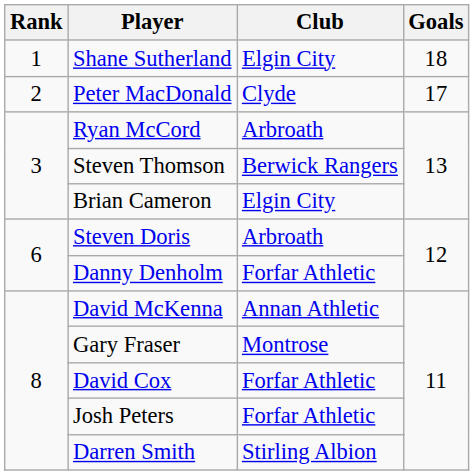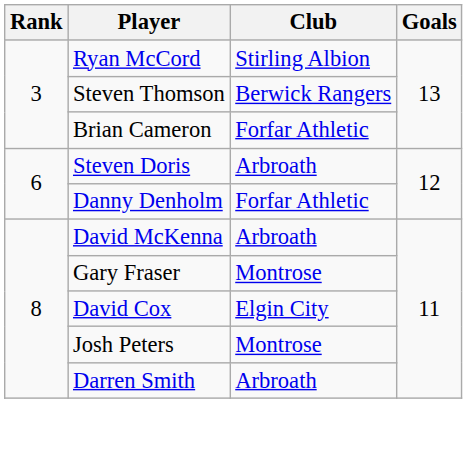- row: (152, 58)
- row: (152, 93)
(283, 129) Arbroath -> (303, 58) Stirling Albion
(289, 201) Elgin City -> (302, 129) Forfar Athletic
(310, 308) Annan Athletic -> (276, 237) Arbroath
(309, 380) Forfar Athletic -> (282, 308) Elgin City
(309, 415) Forfar Athletic -> (278, 344) Montrose
(309, 451) Stirling Albion -> (276, 380) Arbroath
